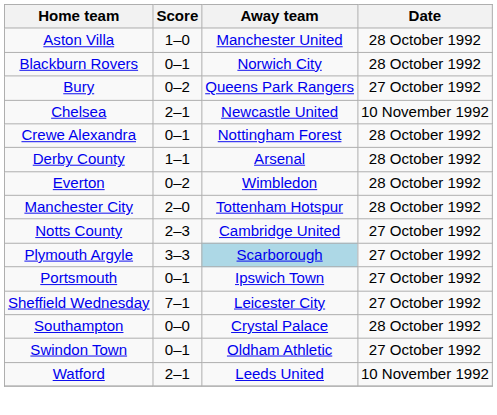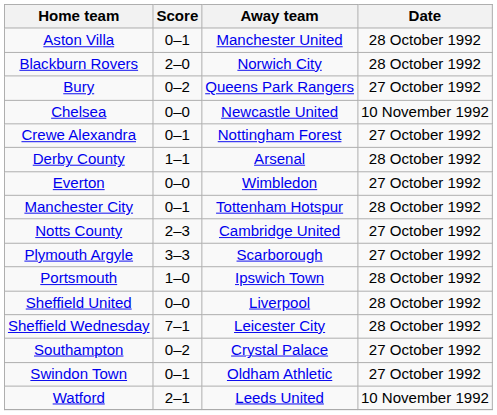(177, 40) 1–0 -> (177, 40) 0–1
(177, 64) 0–1 -> (177, 64) 2–0
(177, 111) 2–1 -> (177, 111) 0–0
(425, 135) 28 October 1992 -> (425, 135) 27 October 1992
(177, 183) 0–2 -> (177, 183) 0–0
(425, 183) 28 October 1992 -> (425, 183) 27 October 1992
(177, 207) 2–0 -> (177, 207) 0–1
(280, 254) lightblue background -> (280, 254) no background
(177, 278) 0–1 -> (177, 278) 1–0
(425, 278) 27 October 1992 -> (425, 278) 28 October 1992
+ row: (79, 302)
(425, 302) 27 October 1992 -> (425, 326) 28 October 1992
(177, 326) 0–0 -> (177, 350) 0–2
(425, 326) 28 October 1992 -> (425, 350) 27 October 1992
